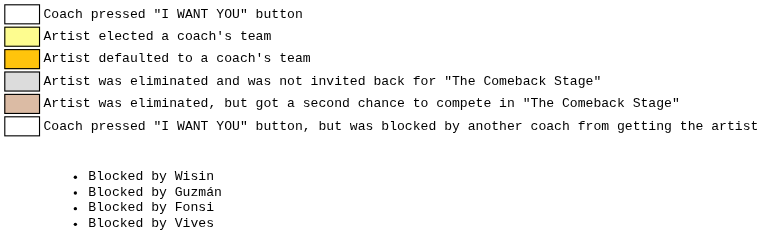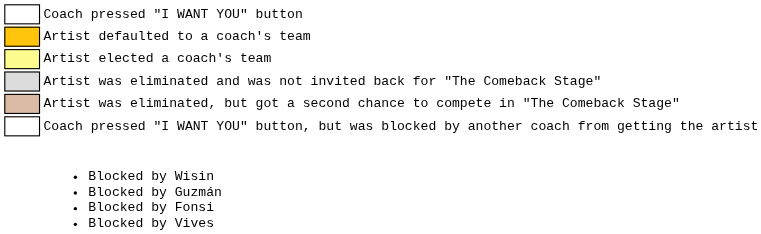rows swapped: (177, 59) <-> (157, 37)
